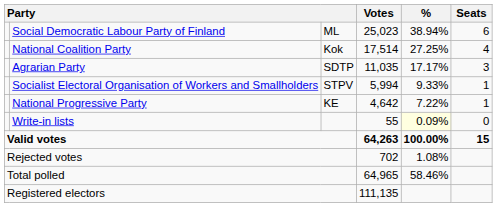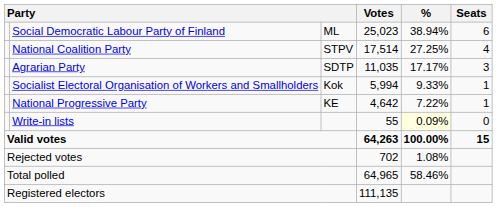(333, 49) Kok -> (338, 49) STPV
(338, 85) STPV -> (333, 85) Kok
